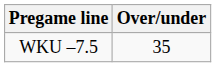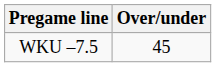(161, 47) 35 -> (161, 47) 45
